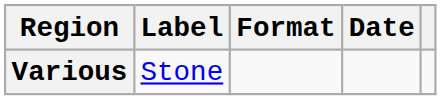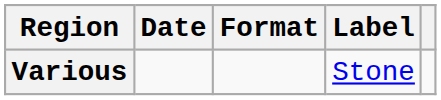columns swapped: (382, 28) <-> (182, 28)
